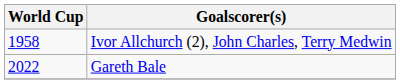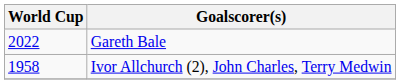rows swapped: (241, 41) <-> (128, 66)
